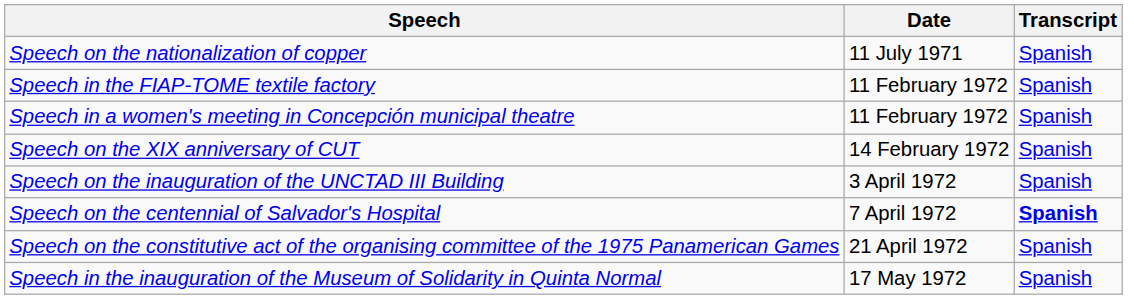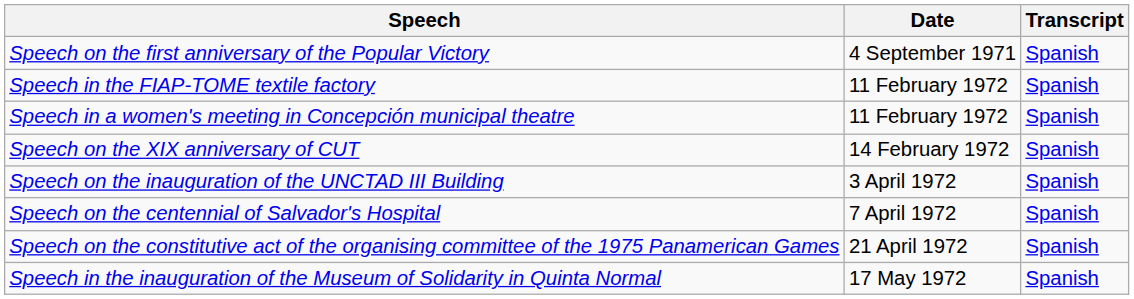- row: (188, 52)
+ row: (249, 52)
(1058, 213) bold -> (1062, 213) normal
